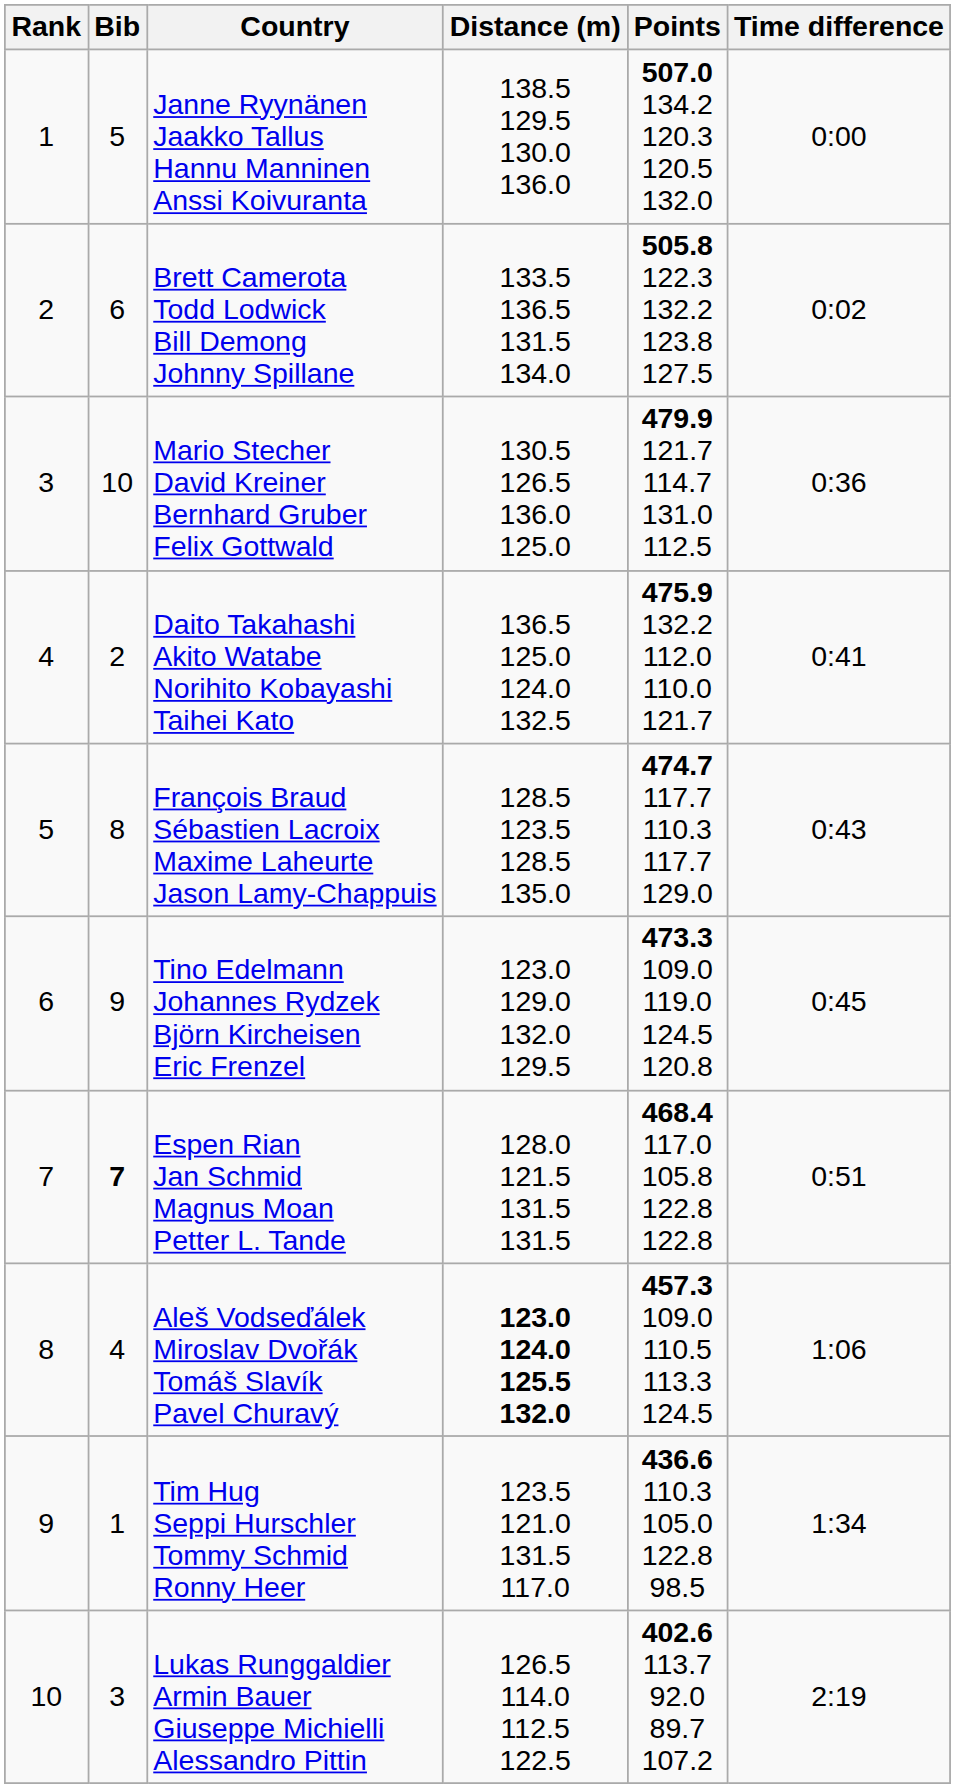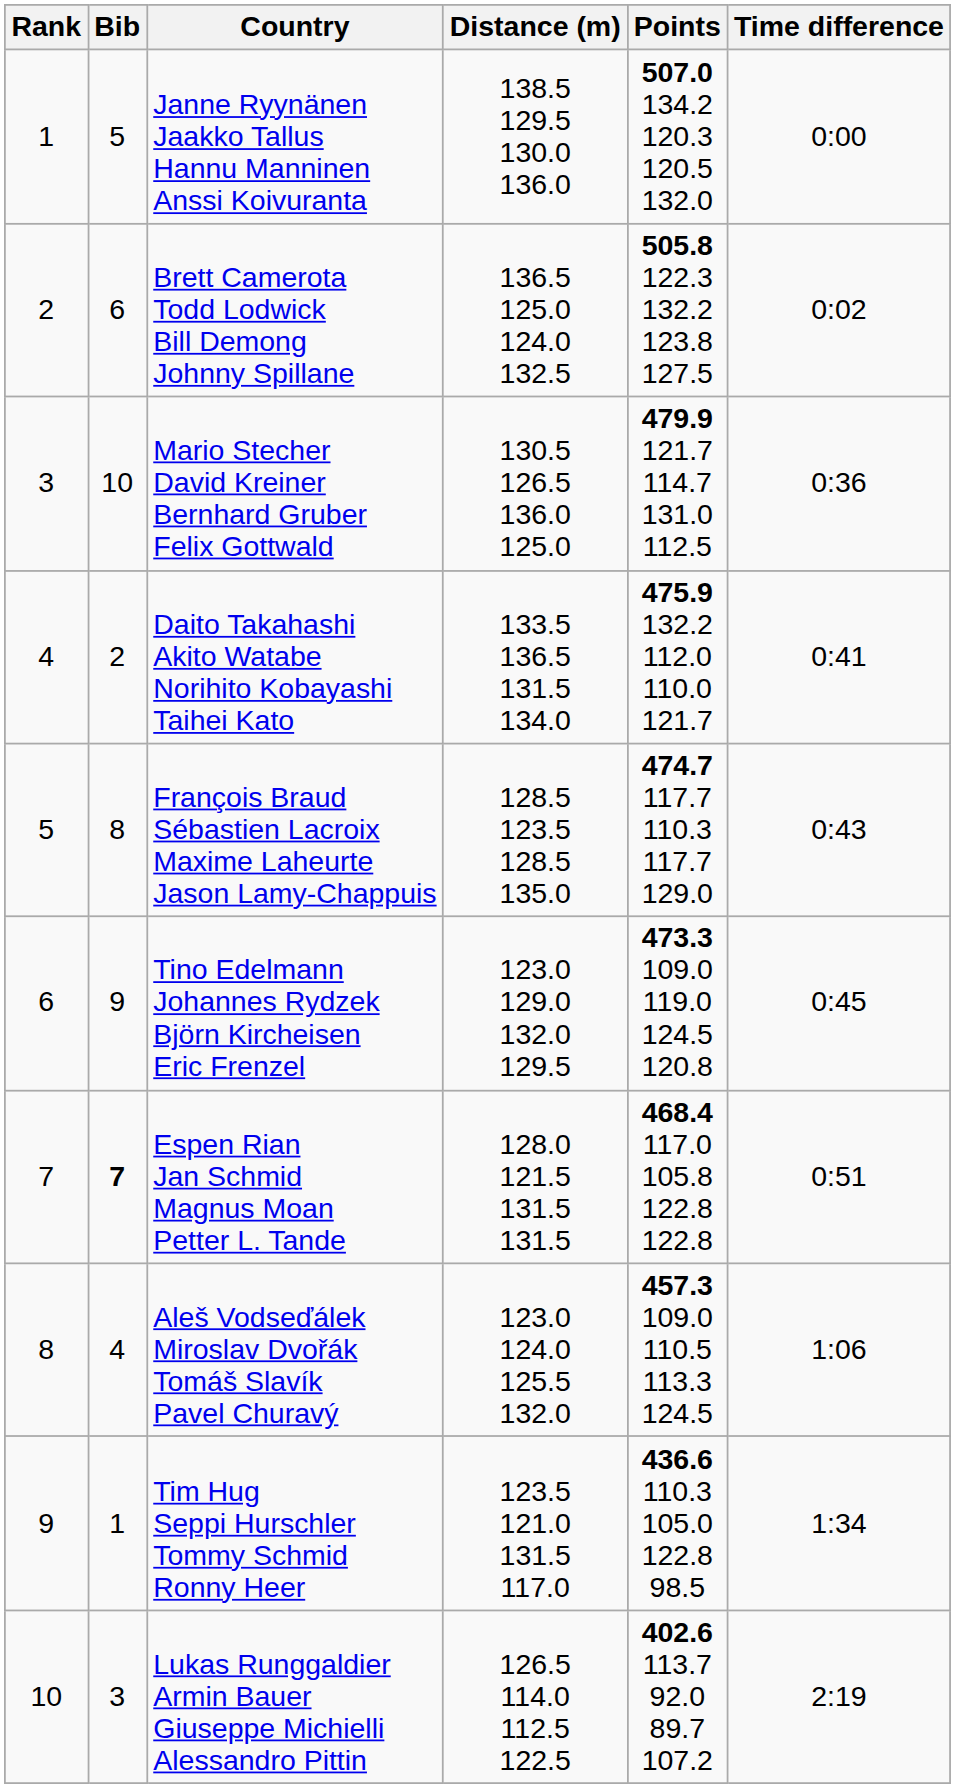(535, 325) 133.5 136.5 131.5 134.0 -> (535, 325) 136.5 125.0 124.0 132.5
(535, 672) 136.5 125.0 124.0 132.5 -> (535, 672) 133.5 136.5 131.5 134.0
(535, 1365) bold -> (535, 1365) normal
